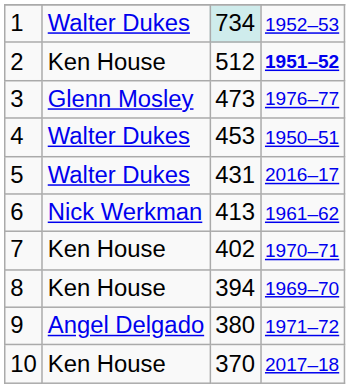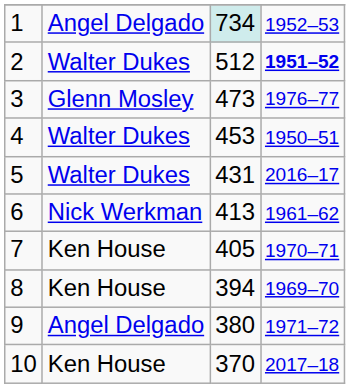(119, 23) Walter Dukes -> (126, 23) Angel Delgado
(107, 61) Ken House -> (119, 61) Walter Dukes
(235, 250) 402 -> (235, 250) 405
